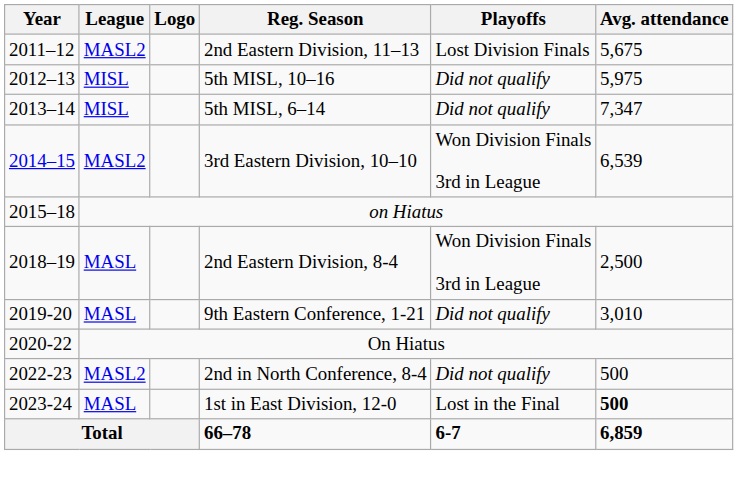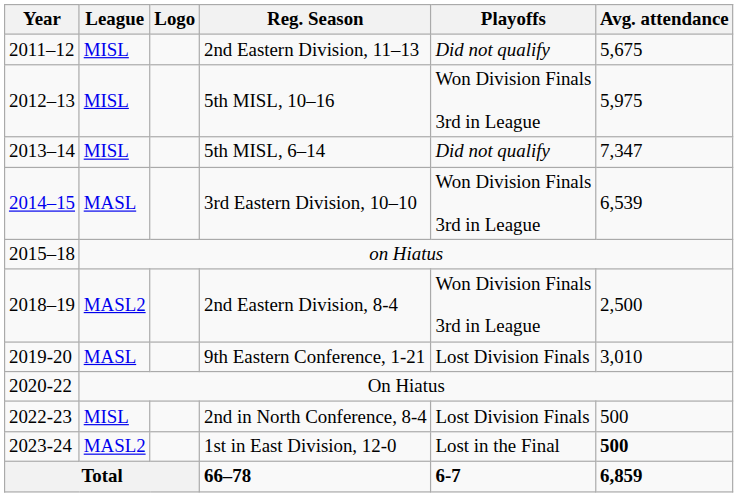(115, 49) MASL2 -> (106, 49) MISL
(513, 49) Lost Division Finals -> (493, 49) Did not qualify
(493, 79) Did not qualify -> (513, 100) Won Division Finals 3rd in League
(115, 160) MASL2 -> (110, 202) MASL
(110, 262) MASL -> (115, 305) MASL2
(493, 314) Did not qualify -> (513, 356) Lost Division Finals
(115, 373) MASL2 -> (106, 416) MISL
(493, 373) Did not qualify -> (513, 416) Lost Division Finals
(110, 403) MASL -> (115, 446) MASL2
